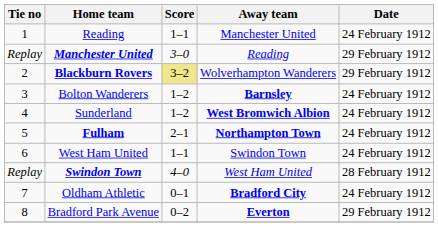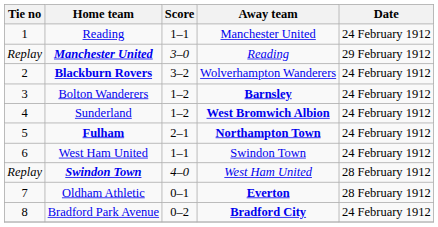(180, 73) khaki background -> (180, 73) no background
(386, 73) 29 February 1912 -> (386, 73) 24 February 1912
(268, 192) Bradford City -> (268, 192) Everton
(386, 192) 24 February 1912 -> (386, 192) 28 February 1912
(268, 212) Everton -> (268, 212) Bradford City
(386, 212) 29 February 1912 -> (386, 212) 24 February 1912
